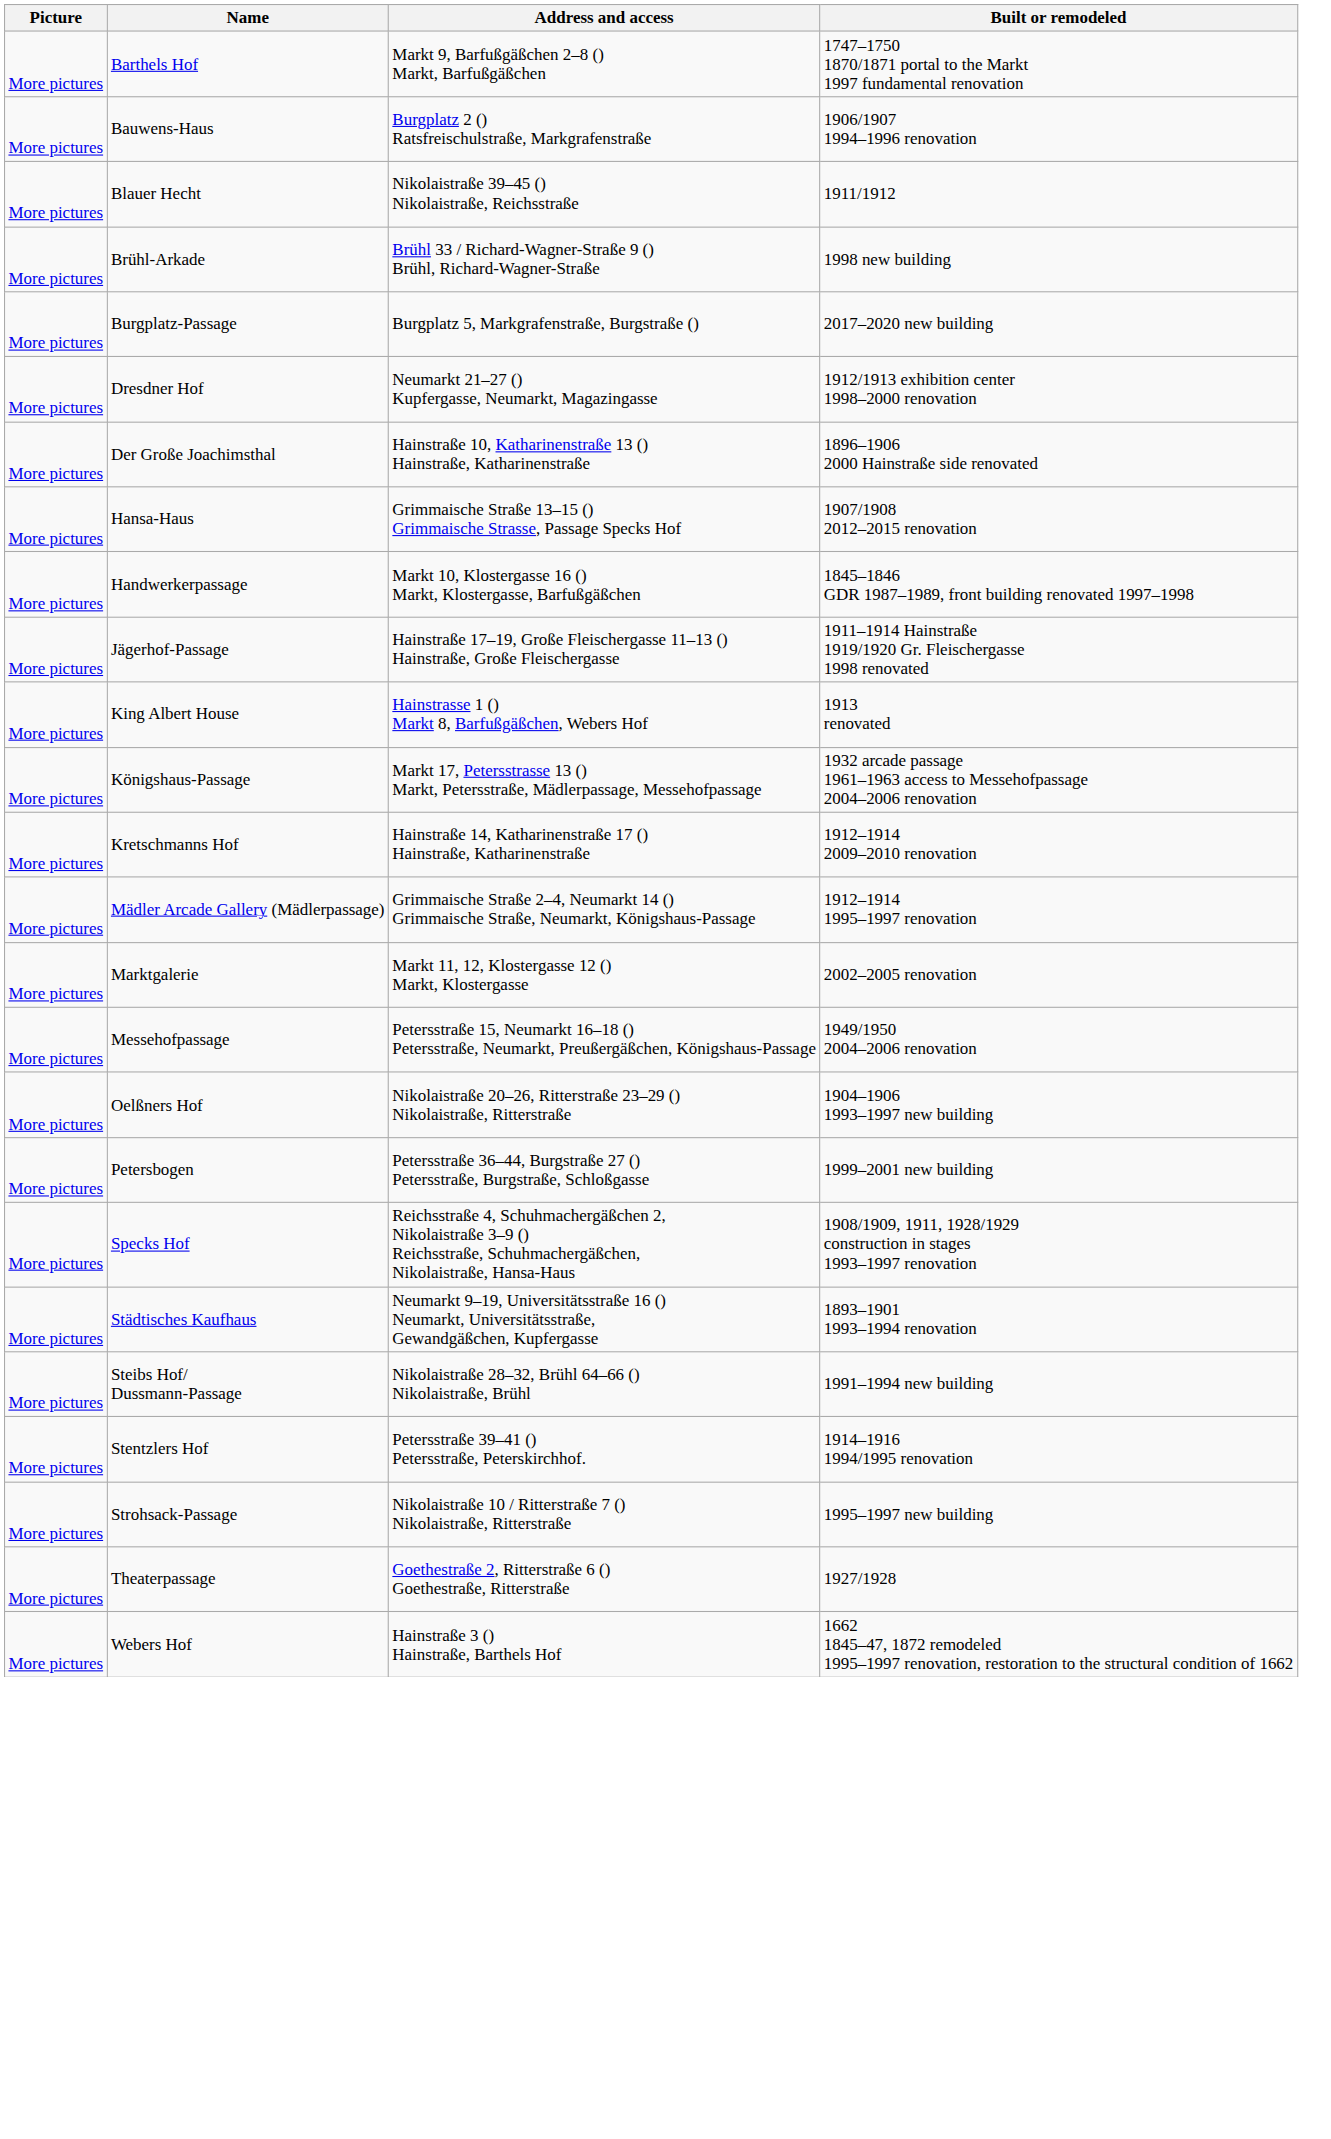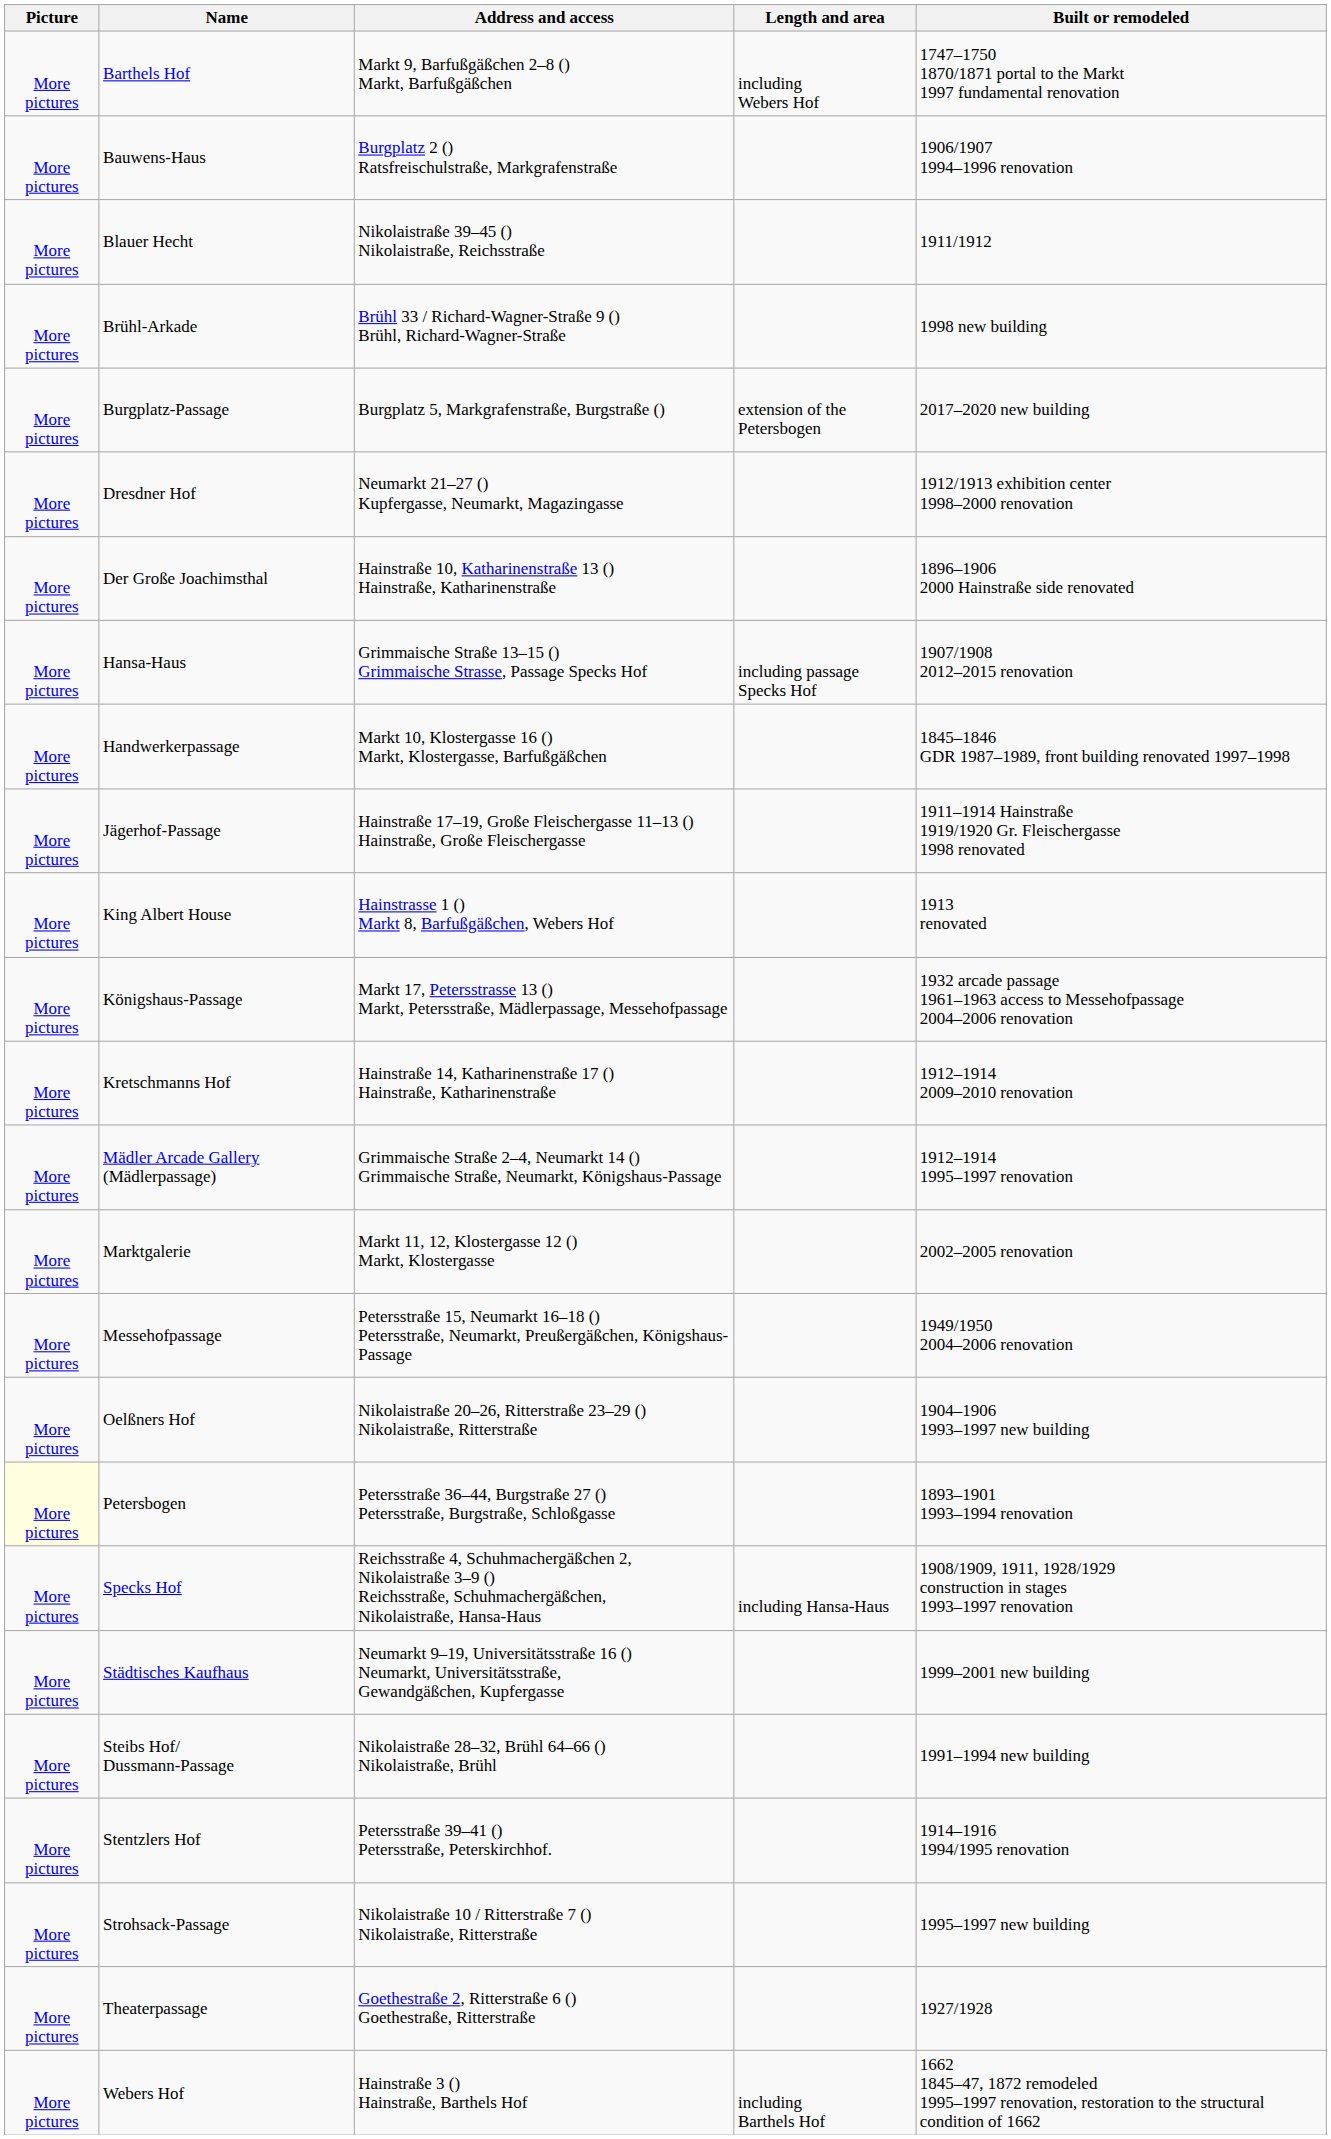+ column: (825, 17)
(56, 1188) no background -> (52, 1522) lightyellow background
(909, 1169) 1999–2001 new building -> (996, 1503) 1893–1901 1993–1994 renovation
(900, 1319) 1893–1901 1993–1994 renovation -> (1005, 1672) 1999–2001 new building
